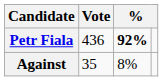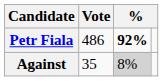(93, 40) 436 -> (93, 40) 486
(127, 64) no background -> (127, 64) lightgrey background
